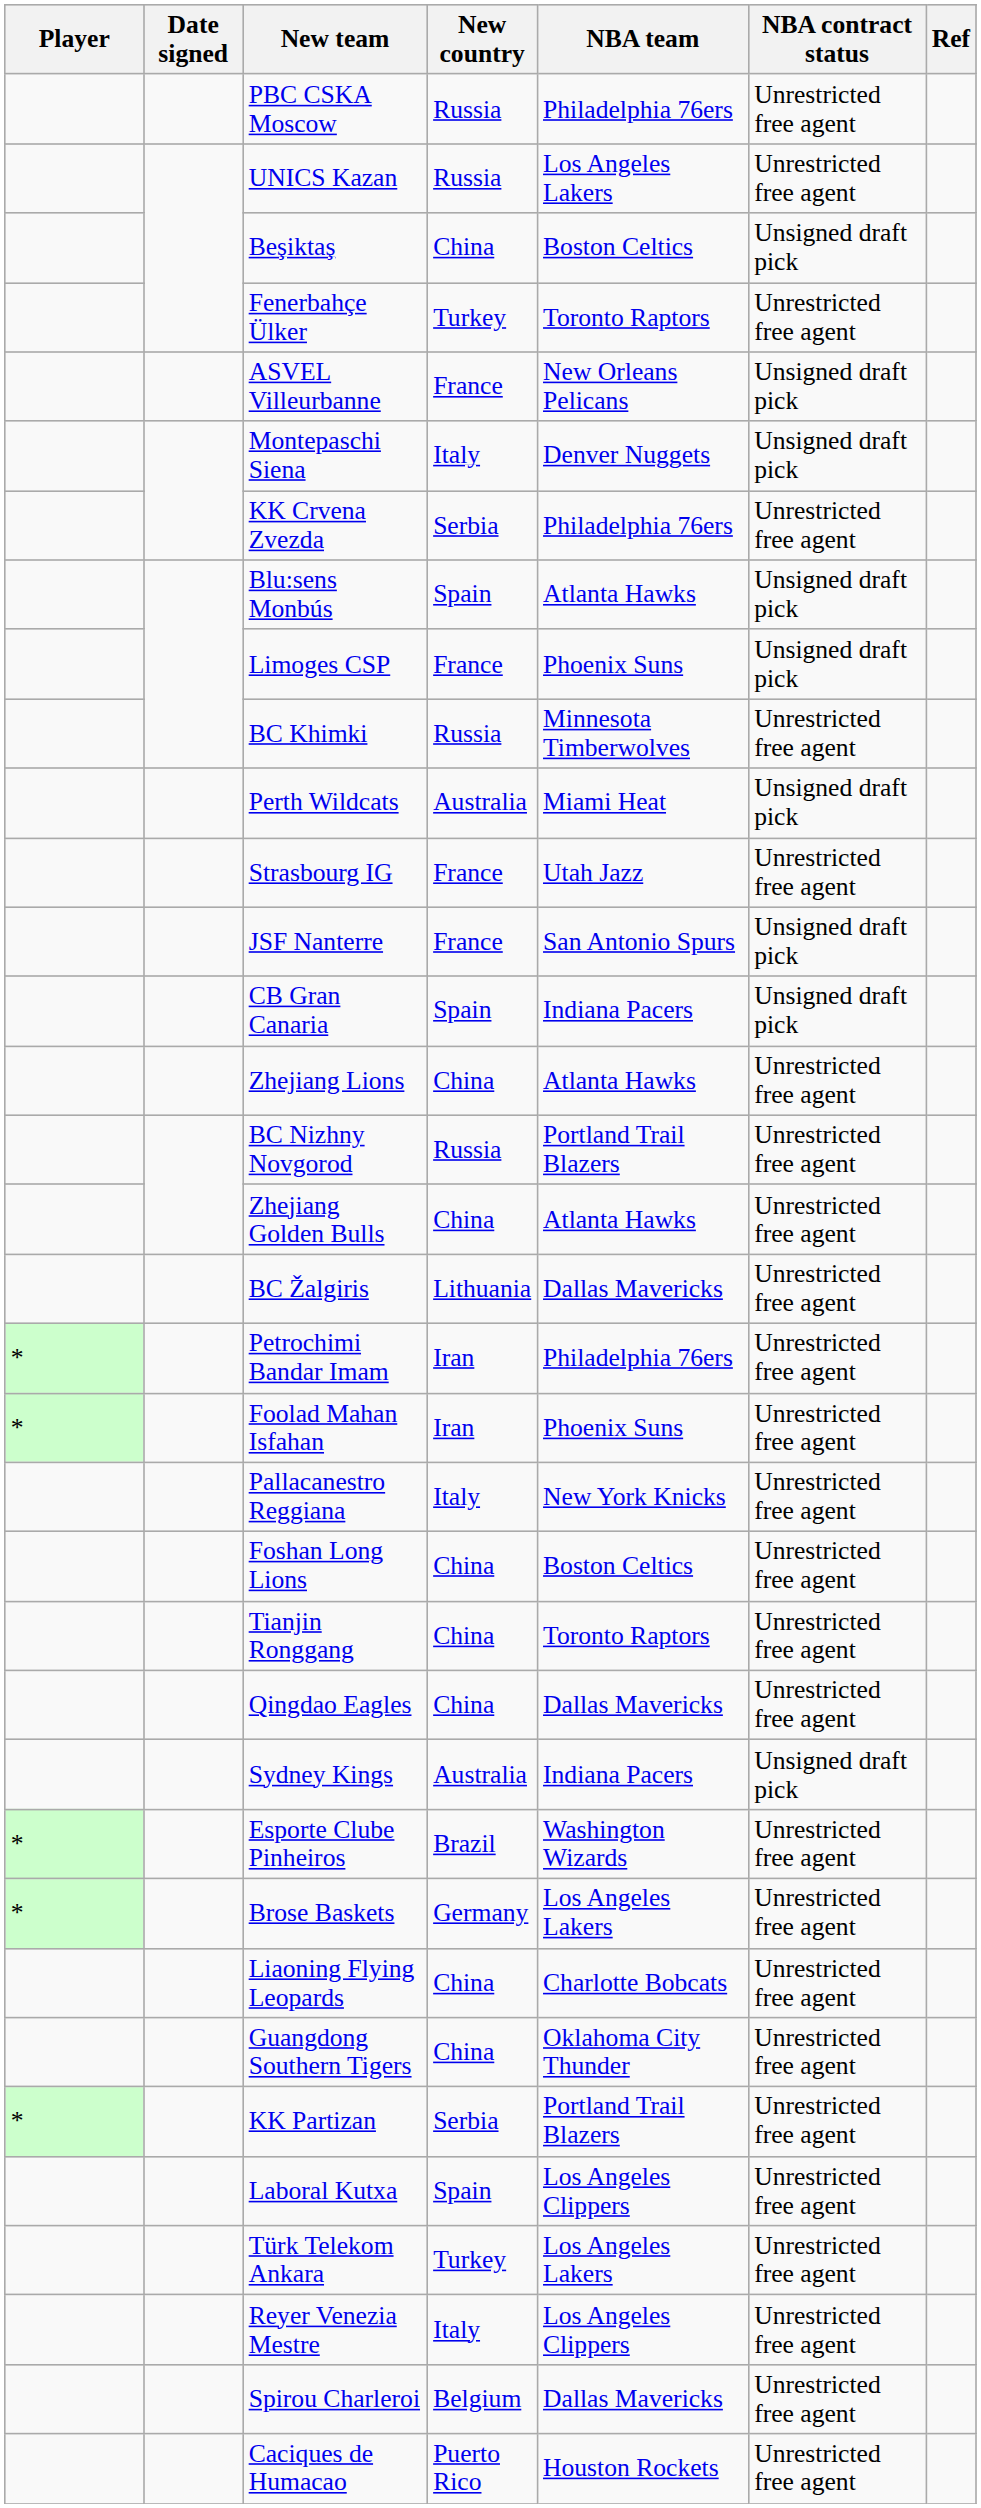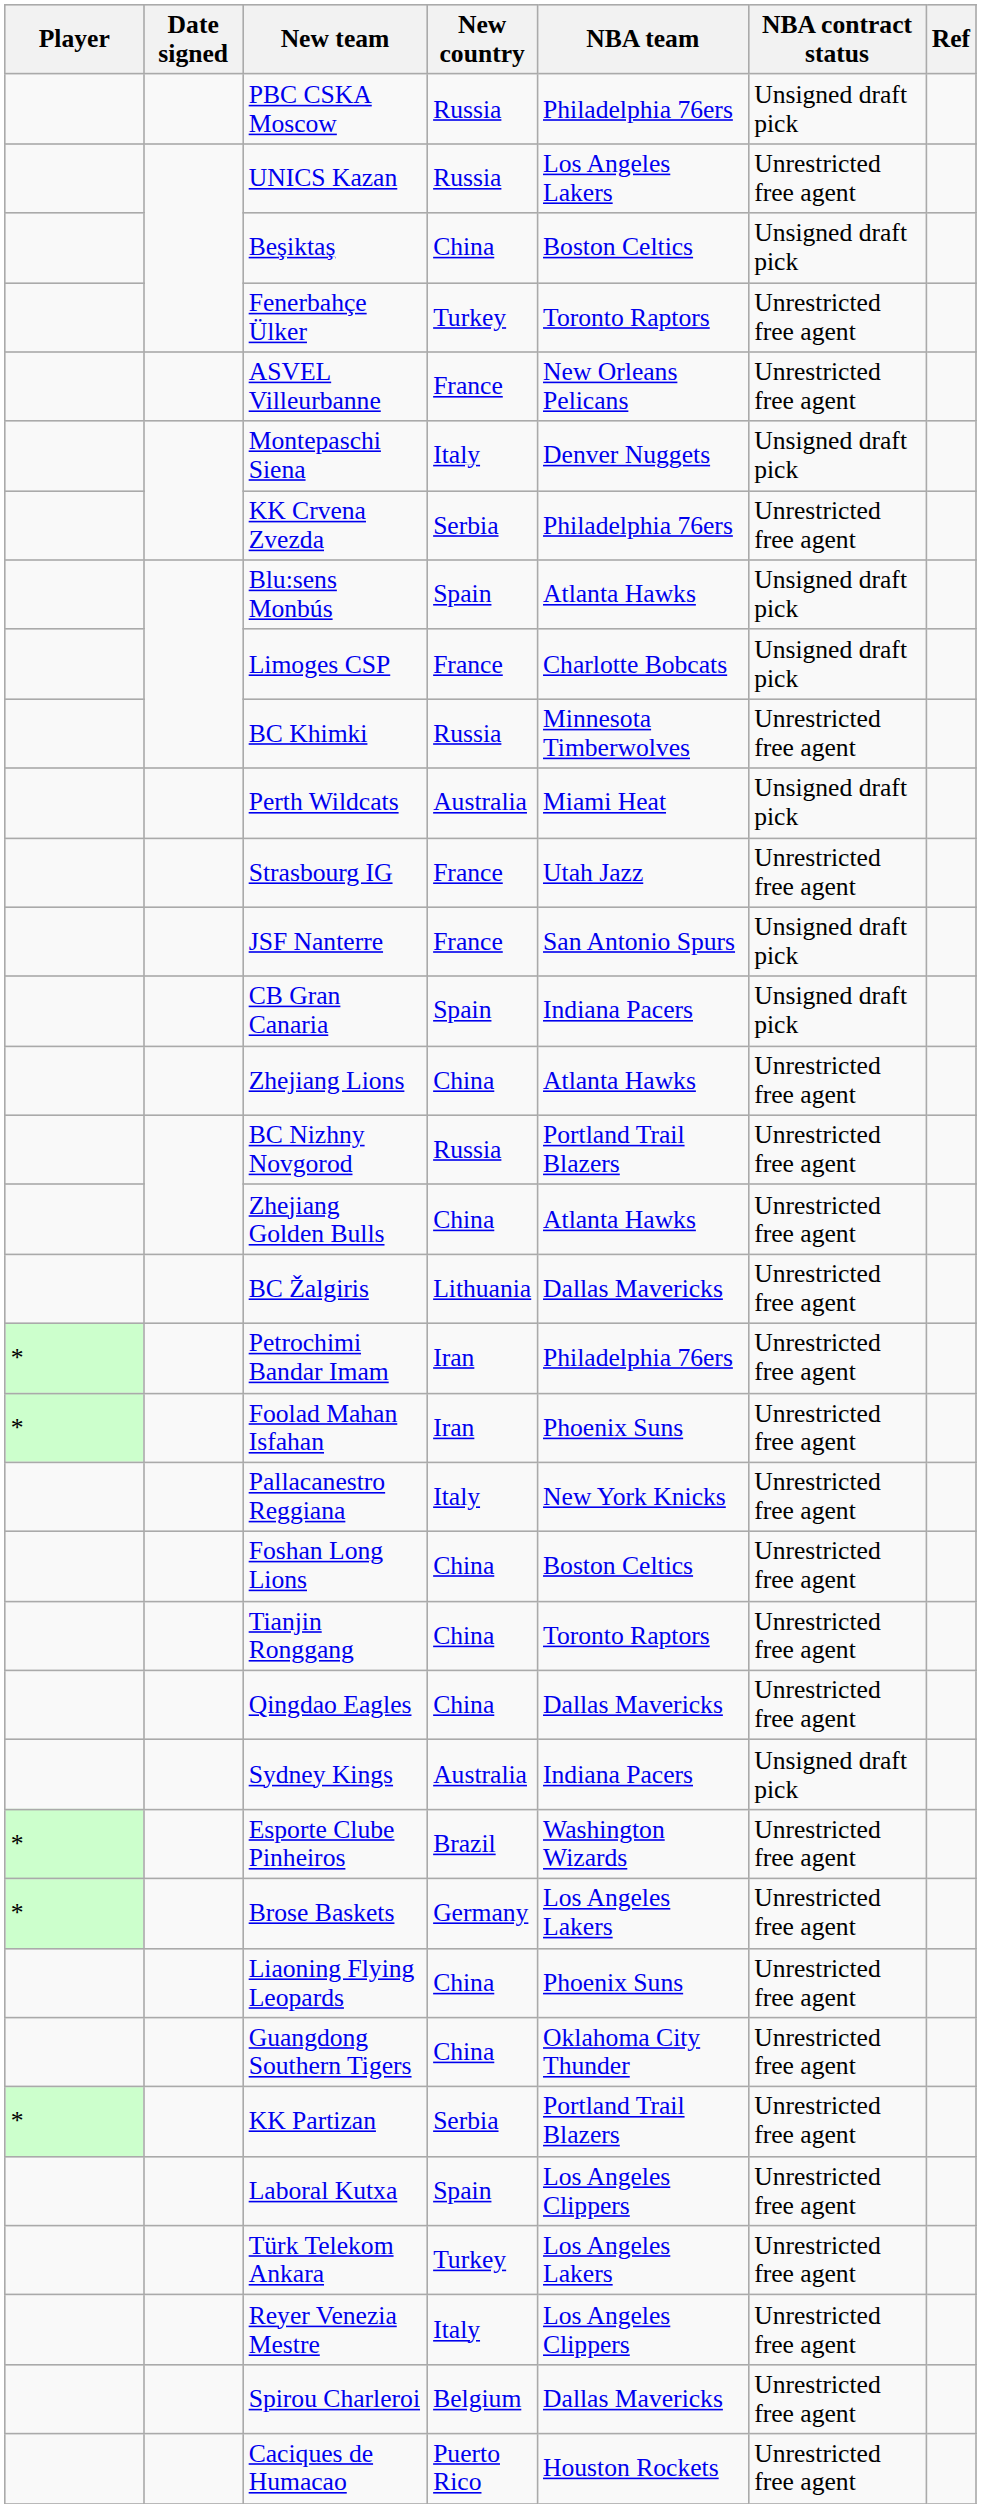(817, 108) Unrestricted free agent -> (831, 108) Unsigned draft pick
(831, 386) Unsigned draft pick -> (817, 386) Unrestricted free agent
(613, 663) Phoenix Suns -> (635, 663) Charlotte Bobcats
(635, 1982) Charlotte Bobcats -> (613, 1982) Phoenix Suns
